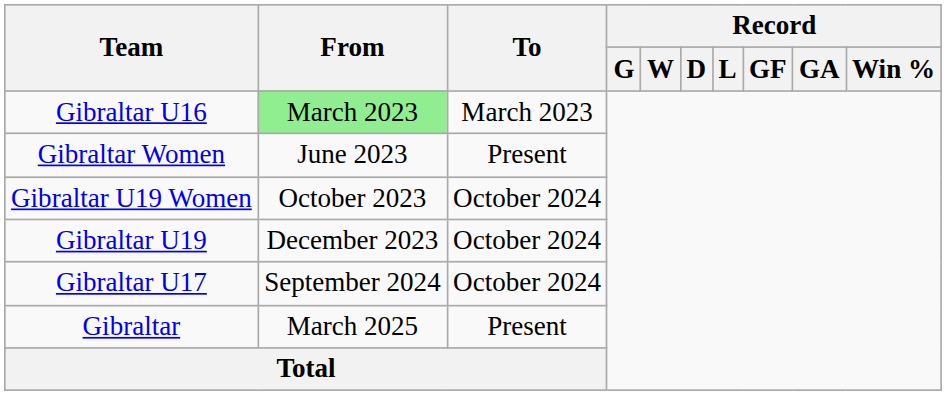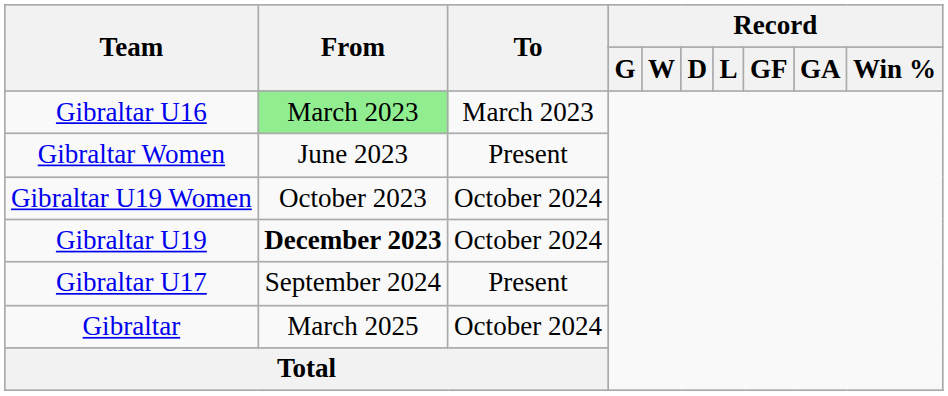(352, 240) normal -> (353, 240) bold
(527, 283) October 2024 -> (528, 283) Present
(527, 326) Present -> (528, 326) October 2024
